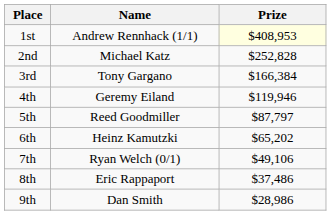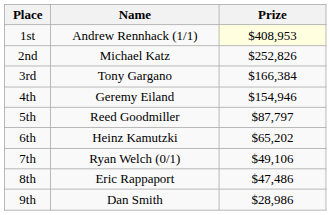(272, 55) $252,828 -> (272, 55) $252,826
(272, 96) $119,946 -> (272, 96) $154,946
(272, 179) $37,486 -> (272, 179) $47,486
